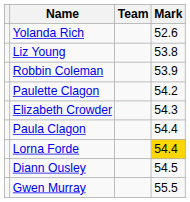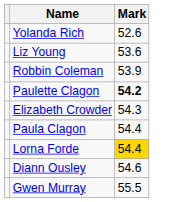- column: (133, 14)
(166, 52) 53.8 -> (130, 52) 53.6
(166, 91) normal -> (130, 91) bold
(166, 168) 54.5 -> (130, 168) 54.6
